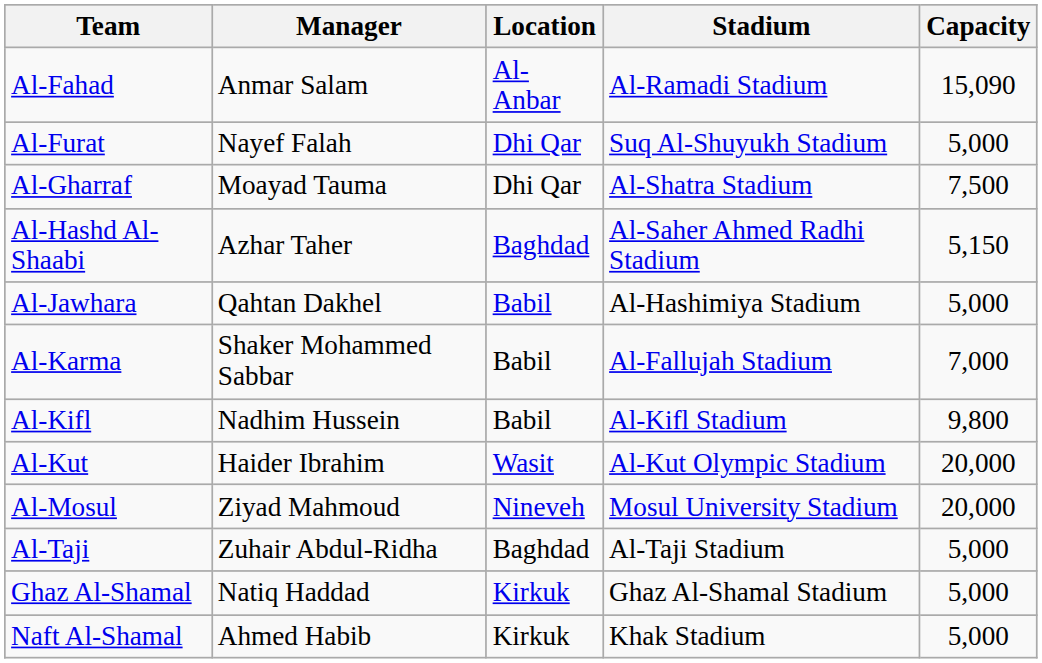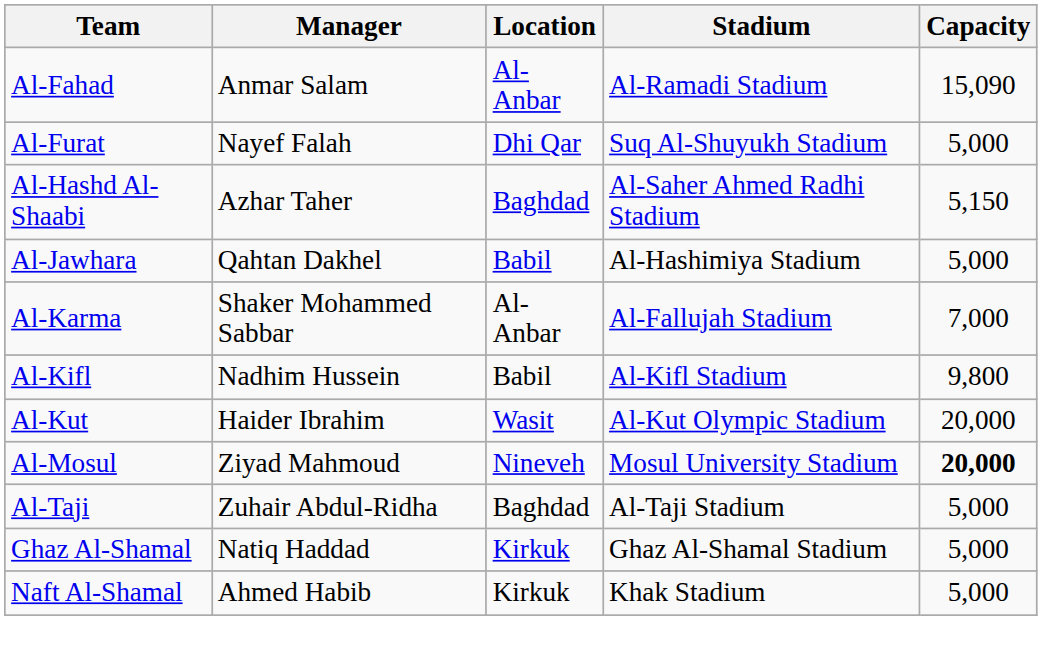- row: (72, 186)
(522, 361) Babil -> (527, 318) Al-Anbar
(978, 506) normal -> (978, 462) bold
